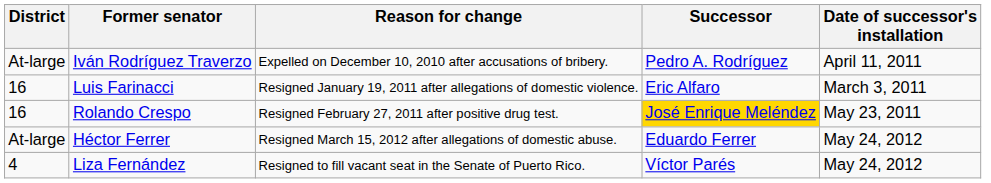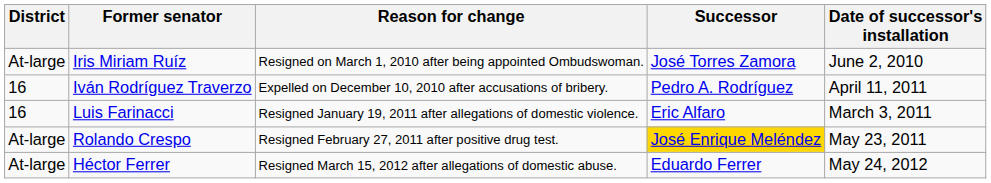+ row: (130, 61)
(37, 61) At-large -> (17, 87) 16
(17, 113) 16 -> (37, 139) At-large
- row: (129, 165)
